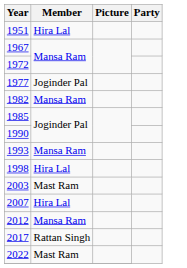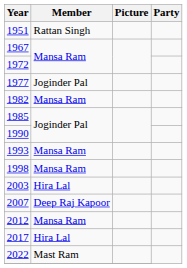(52, 30) Hira Lal -> (62, 30) Rattan Singh
(52, 168) Hira Lal -> (60, 168) Mansa Ram
(56, 185) Mast Ram -> (52, 185) Hira Lal
(52, 202) Hira Lal -> (72, 202) Deep Raj Kapoor
(62, 237) Rattan Singh -> (52, 237) Hira Lal
